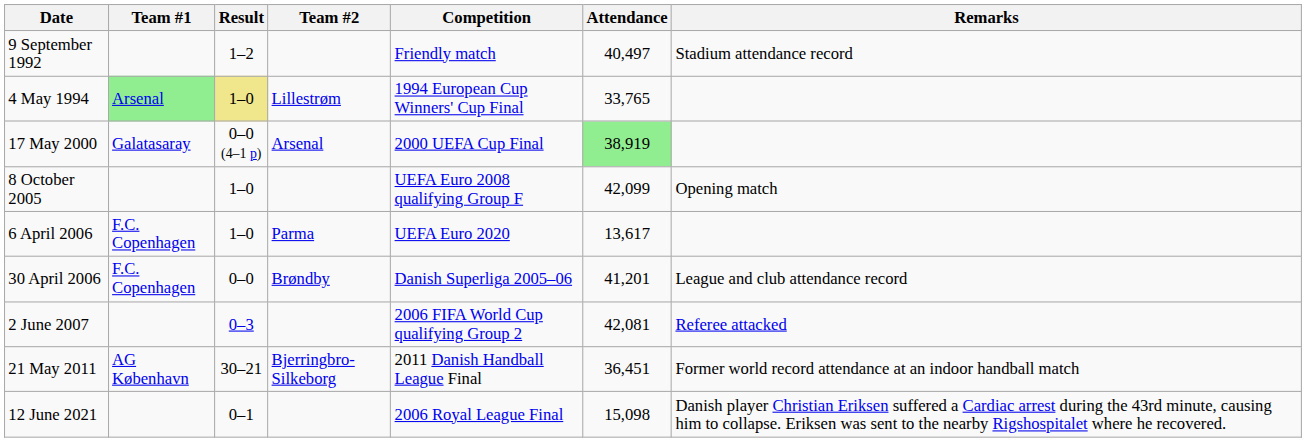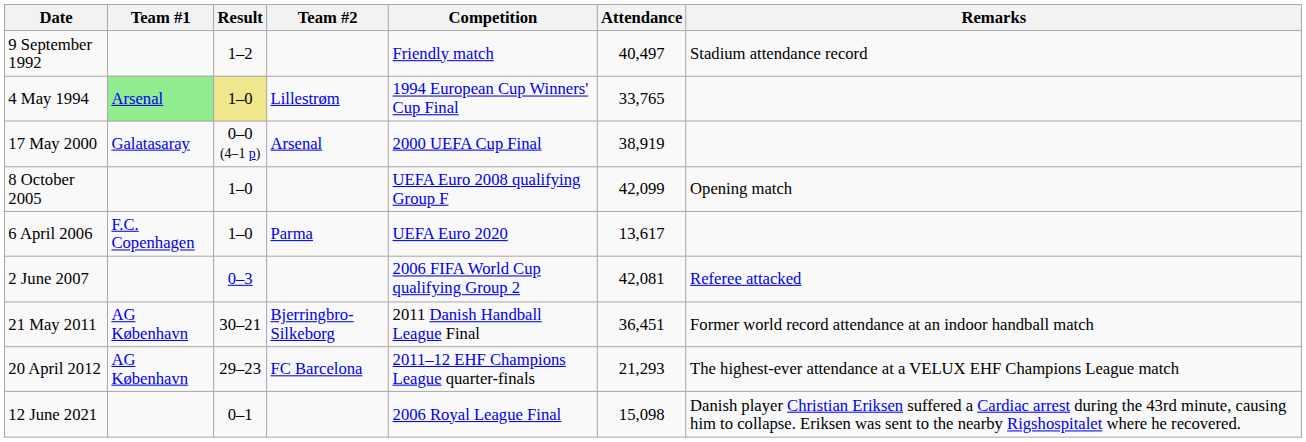(627, 143) lightgreen background -> (642, 143) no background
- row: (55, 278)
+ row: (55, 369)
